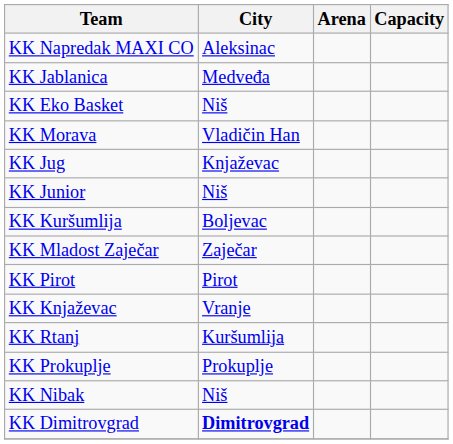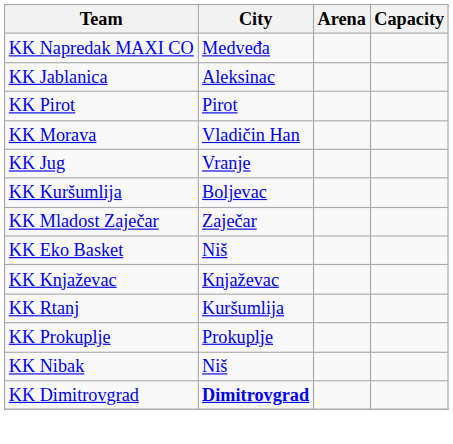(239, 47) Aleksinac -> (236, 47) Medveđa
(236, 76) Medveđa -> (239, 76) Aleksinac
rows swapped: (42, 279) <-> (66, 105)
(241, 163) Knjaževac -> (226, 163) Vranje
- row: (47, 192)
(226, 308) Vranje -> (241, 279) Knjaževac
